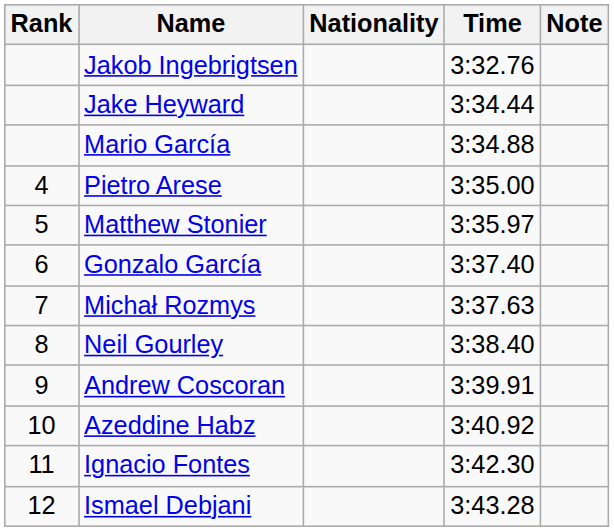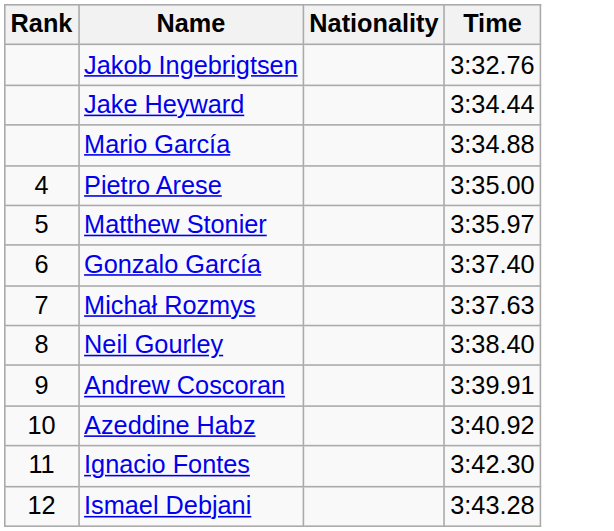- column: (574, 24)
